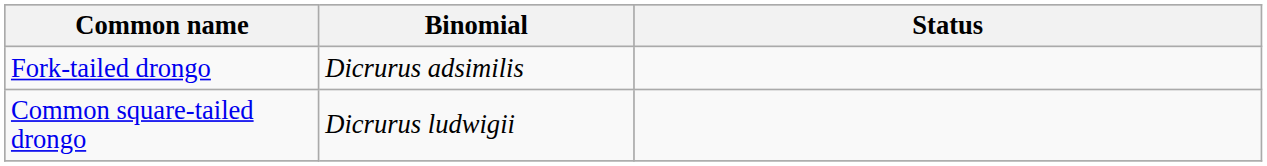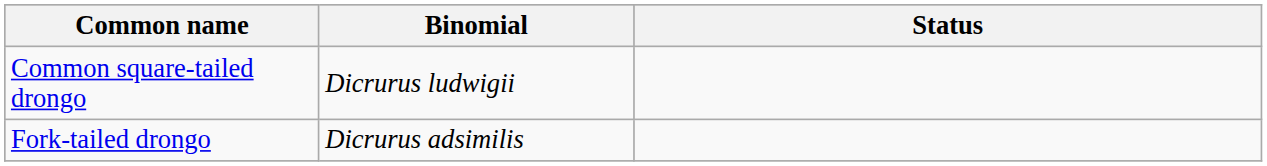rows swapped: (132, 124) <-> (111, 67)
